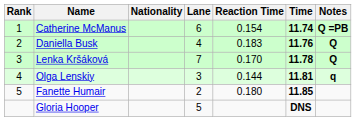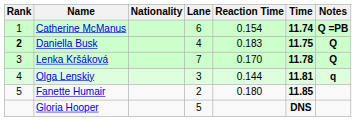(19, 44) normal -> (19, 44) bold
(301, 44) 11.76 -> (301, 44) 11.75
